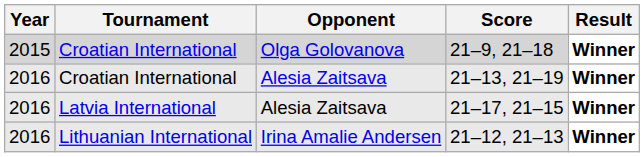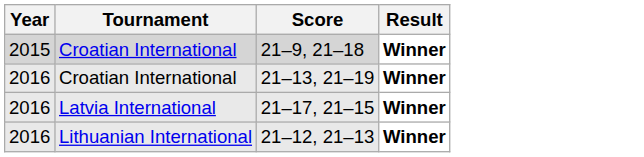- column: (351, 20)
